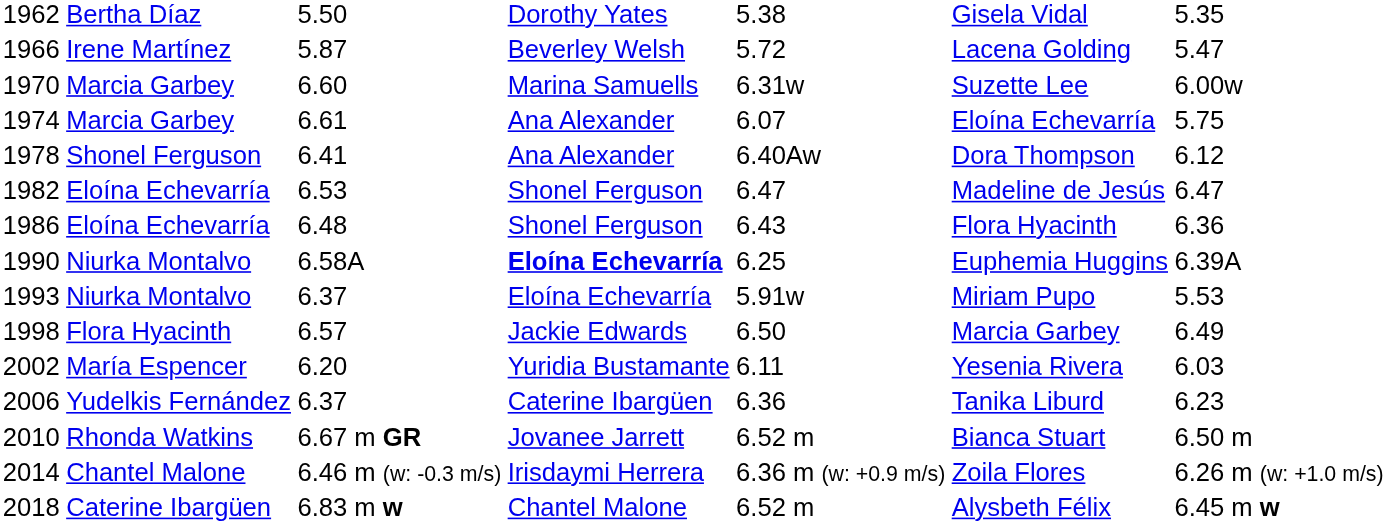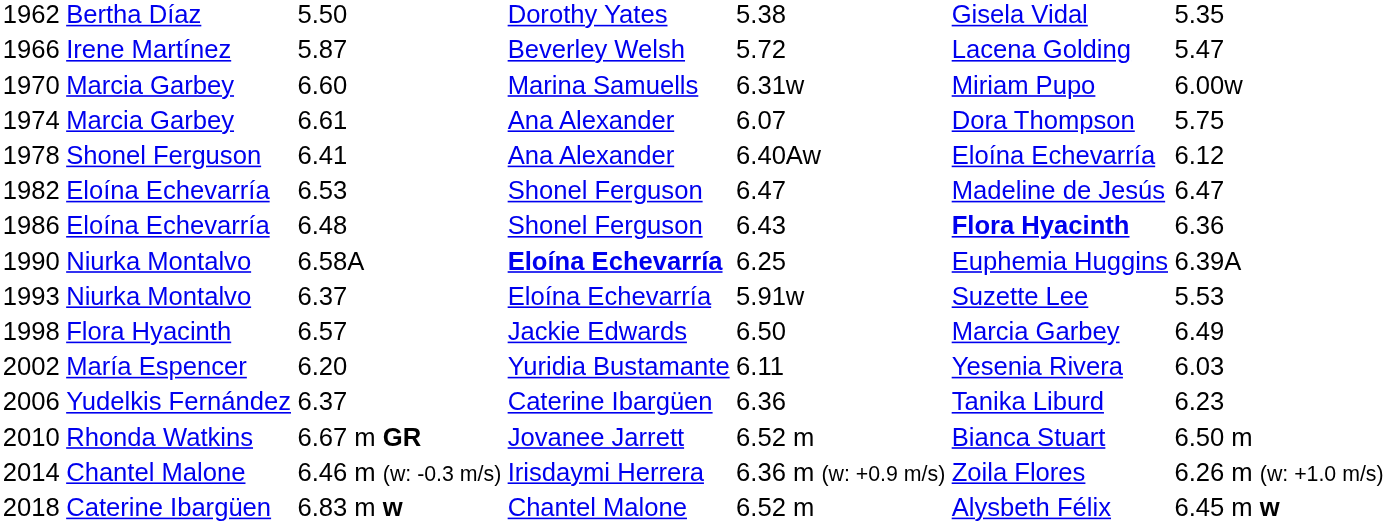(1020, 85) Suzette Lee -> (1024, 85) Miriam Pupo
(1053, 120) Eloína Echevarría -> (1043, 120) Dora Thompson
(1043, 155) Dora Thompson -> (1053, 155) Eloína Echevarría
(1034, 226) normal -> (1041, 226) bold
(1024, 296) Miriam Pupo -> (1020, 296) Suzette Lee
